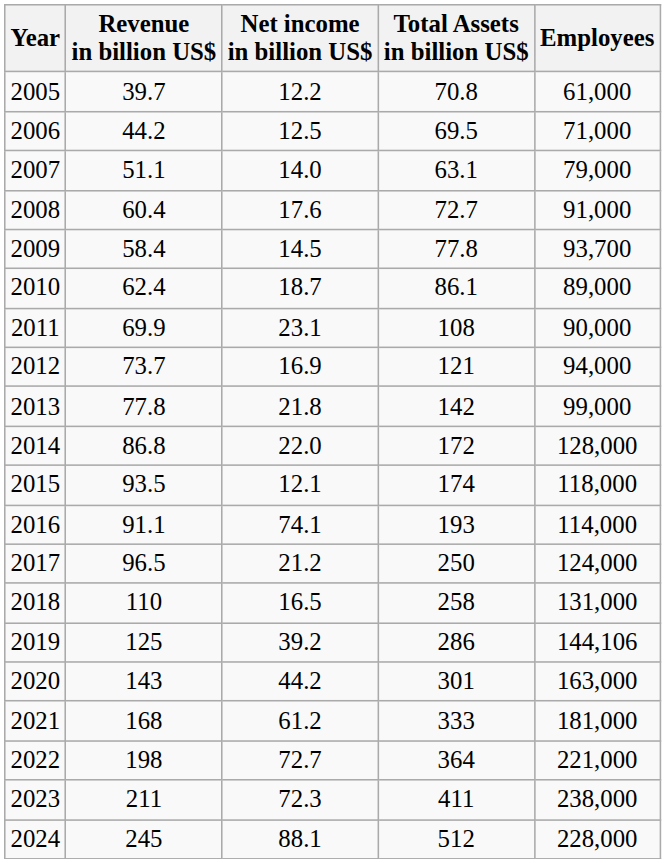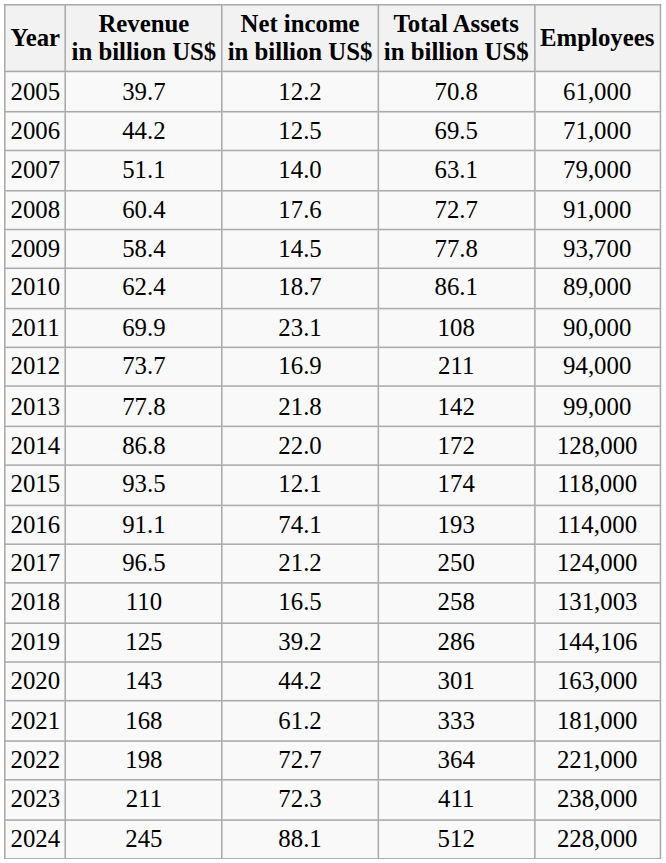(456, 366) 121 -> (456, 366) 211
(597, 602) 131,000 -> (597, 602) 131,003
